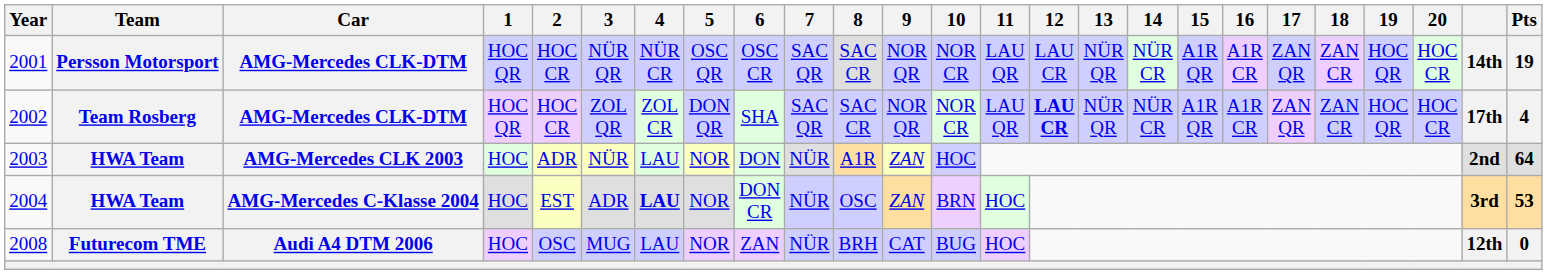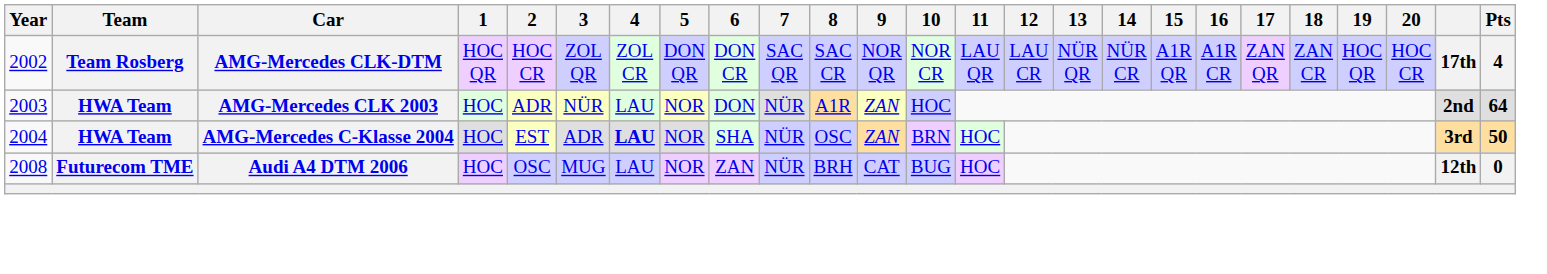- row: (28, 62)
(760, 116) SHA -> (735, 62) DON CR
(1054, 116) bold -> (1029, 62) normal
(760, 201) DON CR -> (735, 136) SHA
(1524, 201) 53 -> (1498, 136) 50
